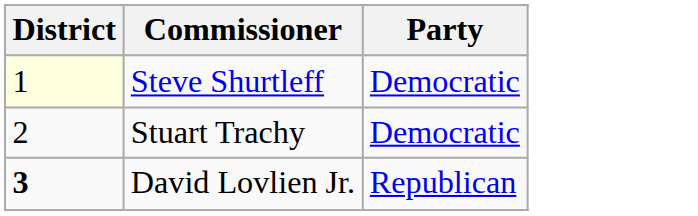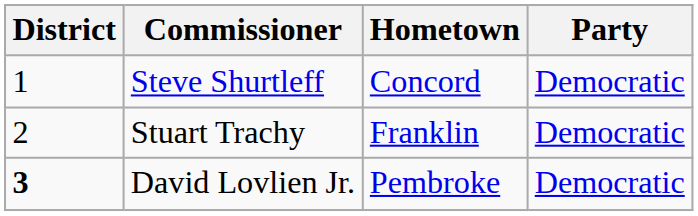+ column: (445, 30)
(20, 81) lightyellow background -> (20, 81) no background
(443, 183) Republican -> (610, 183) Democratic
